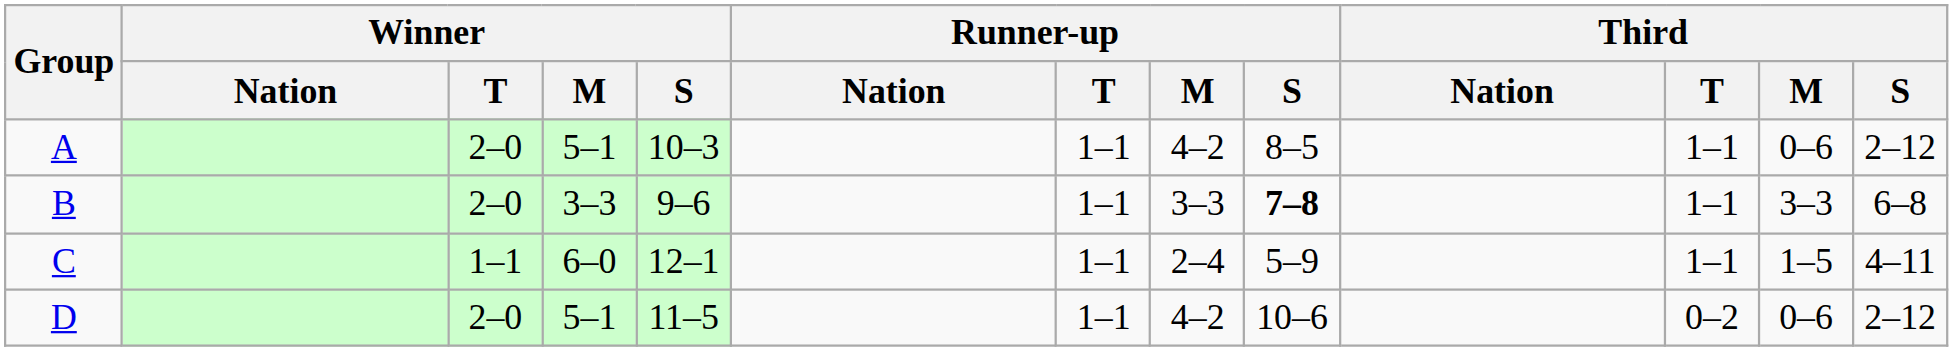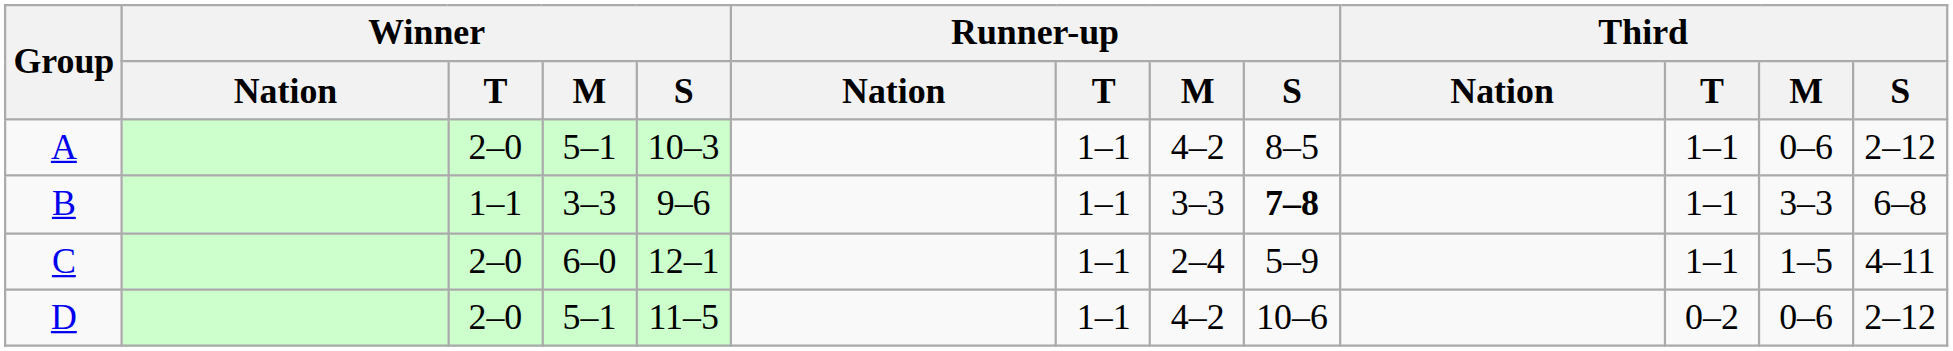(495, 203) 2–0 -> (495, 203) 1–1
(495, 260) 1–1 -> (495, 260) 2–0
